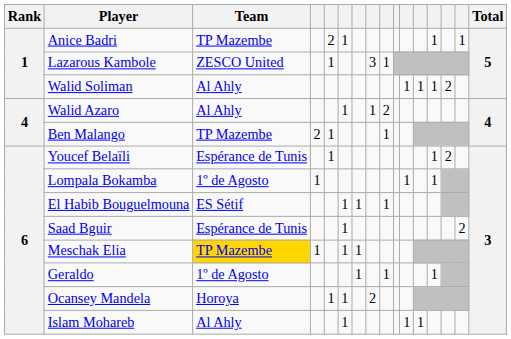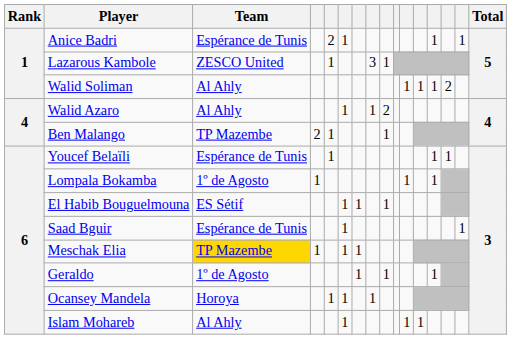(234, 40) TP Mazembe -> (252, 40) Espérance de Tunis
(448, 157) 2 -> (448, 157) 1
(462, 228) 2 -> (462, 228) 1
(372, 298) 2 -> (372, 298) 1
